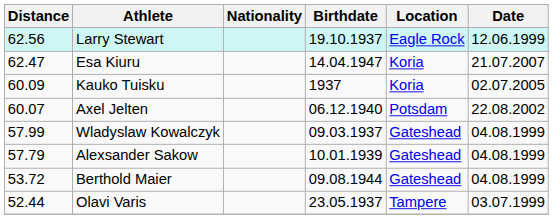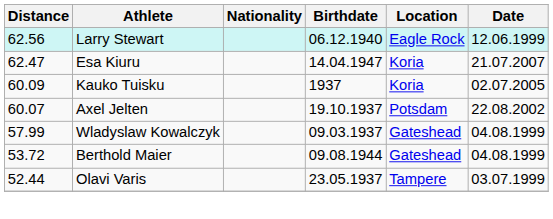(346, 39) 19.10.1937 -> (346, 39) 06.12.1940
(346, 109) 06.12.1940 -> (346, 109) 19.10.1937
- row: (137, 156)
